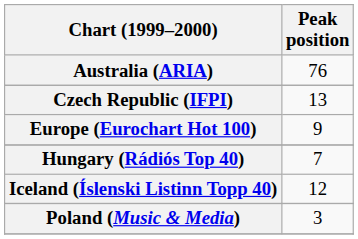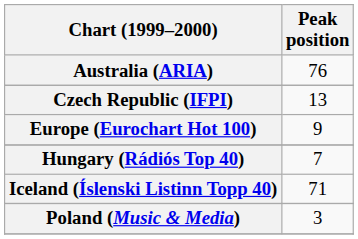(318, 188) 12 -> (318, 188) 71
